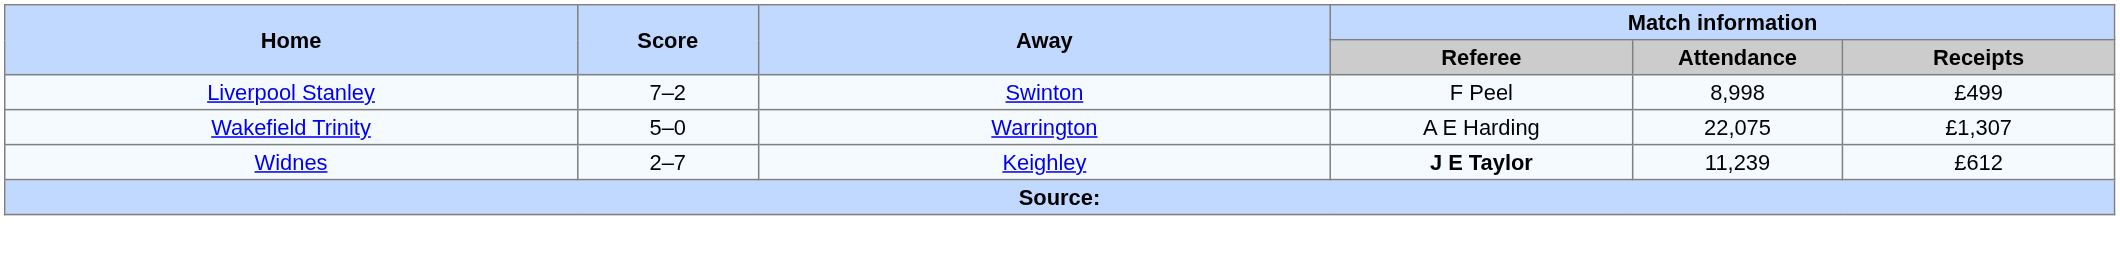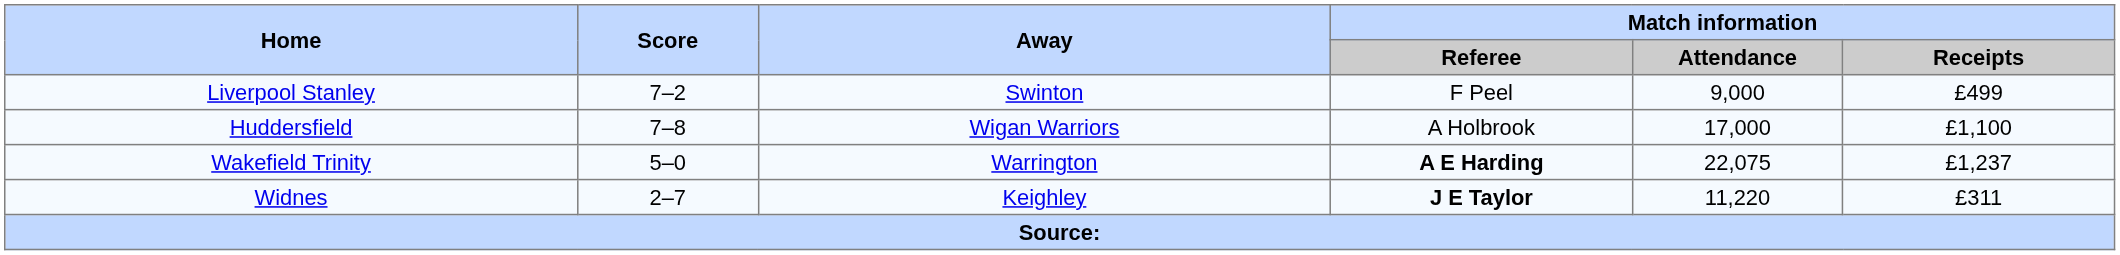(1738, 92) 8,998 -> (1738, 92) 9,000
+ row: (291, 127)
(1481, 127) normal -> (1481, 162) bold
(1979, 127) £1,307 -> (1979, 162) £1,237
(1738, 162) 11,239 -> (1738, 197) 11,220
(1979, 162) £612 -> (1979, 197) £311
